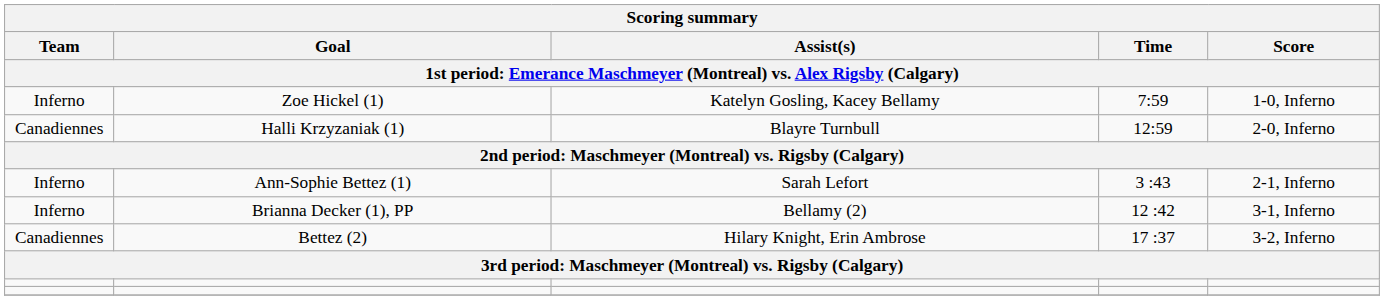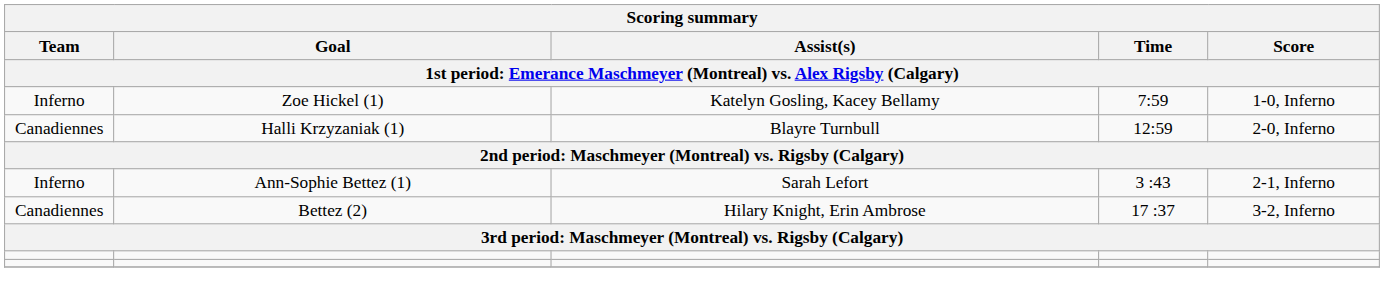- row: (333, 210)
